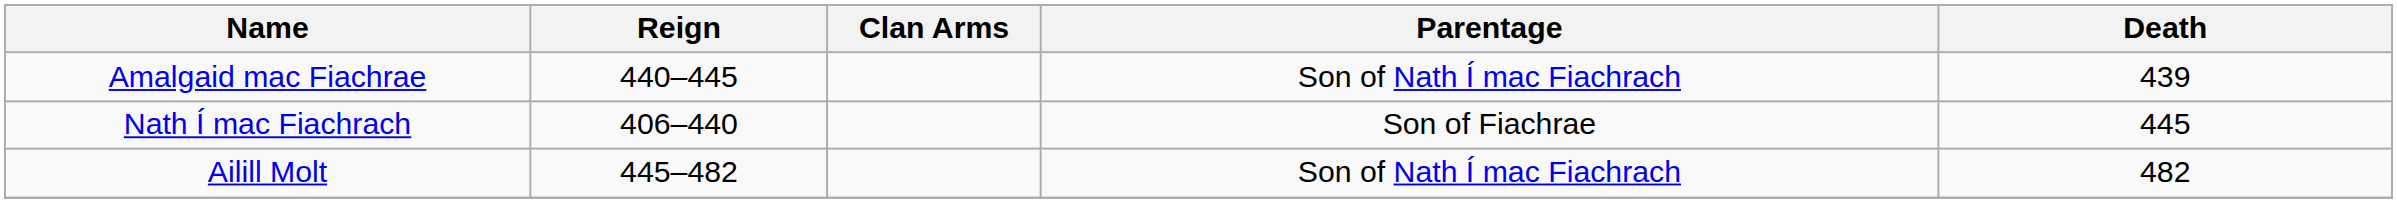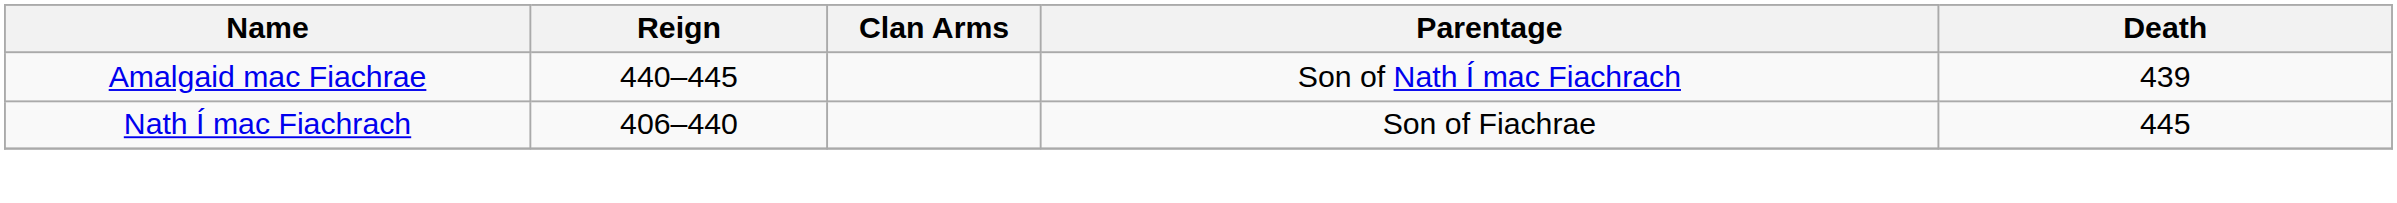- row: (268, 172)
